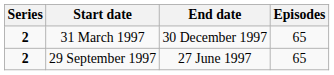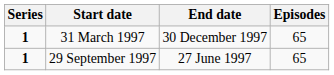(25, 37) 2 -> (25, 37) 1
(25, 59) 2 -> (25, 59) 1
